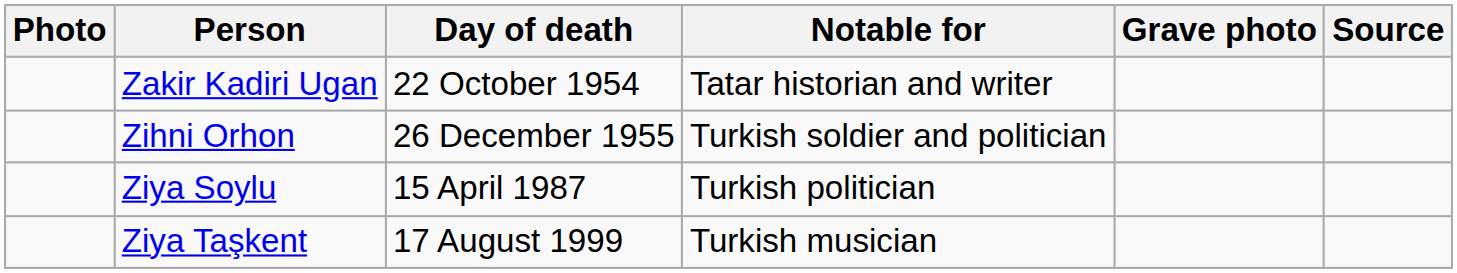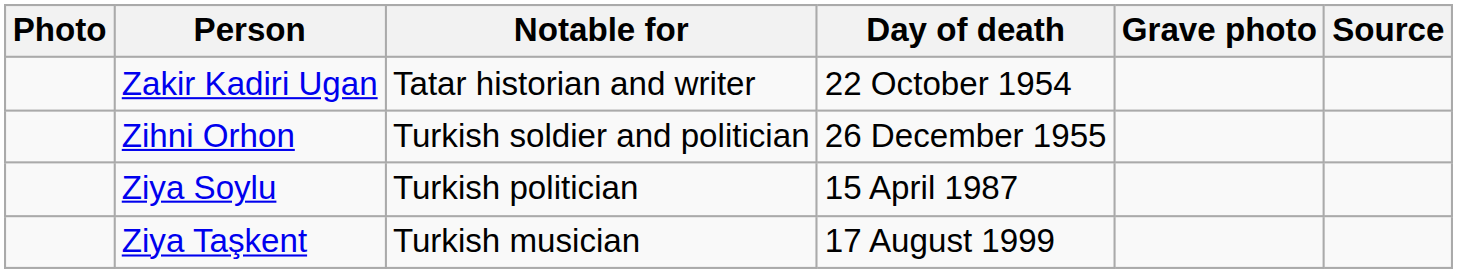columns swapped: (898, 30) <-> (534, 30)
